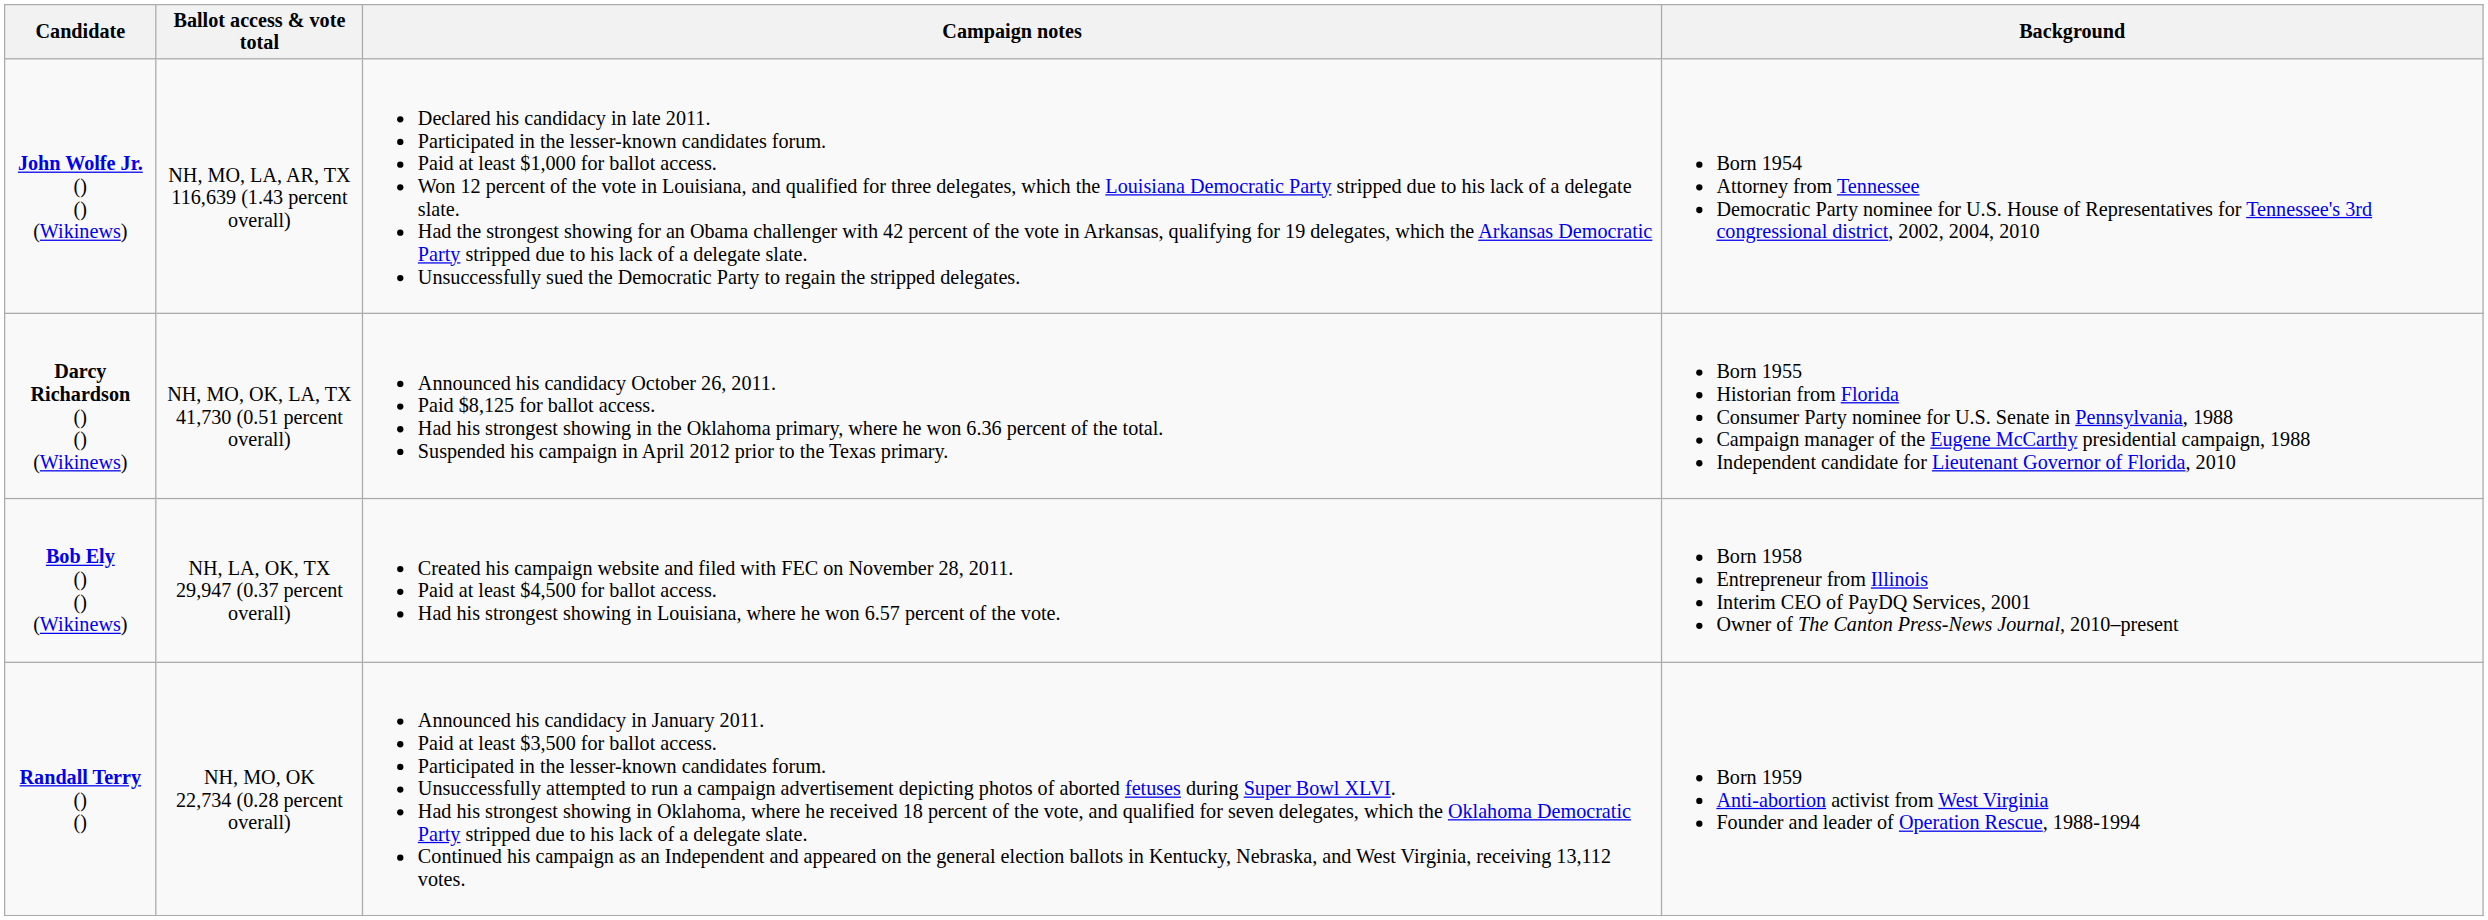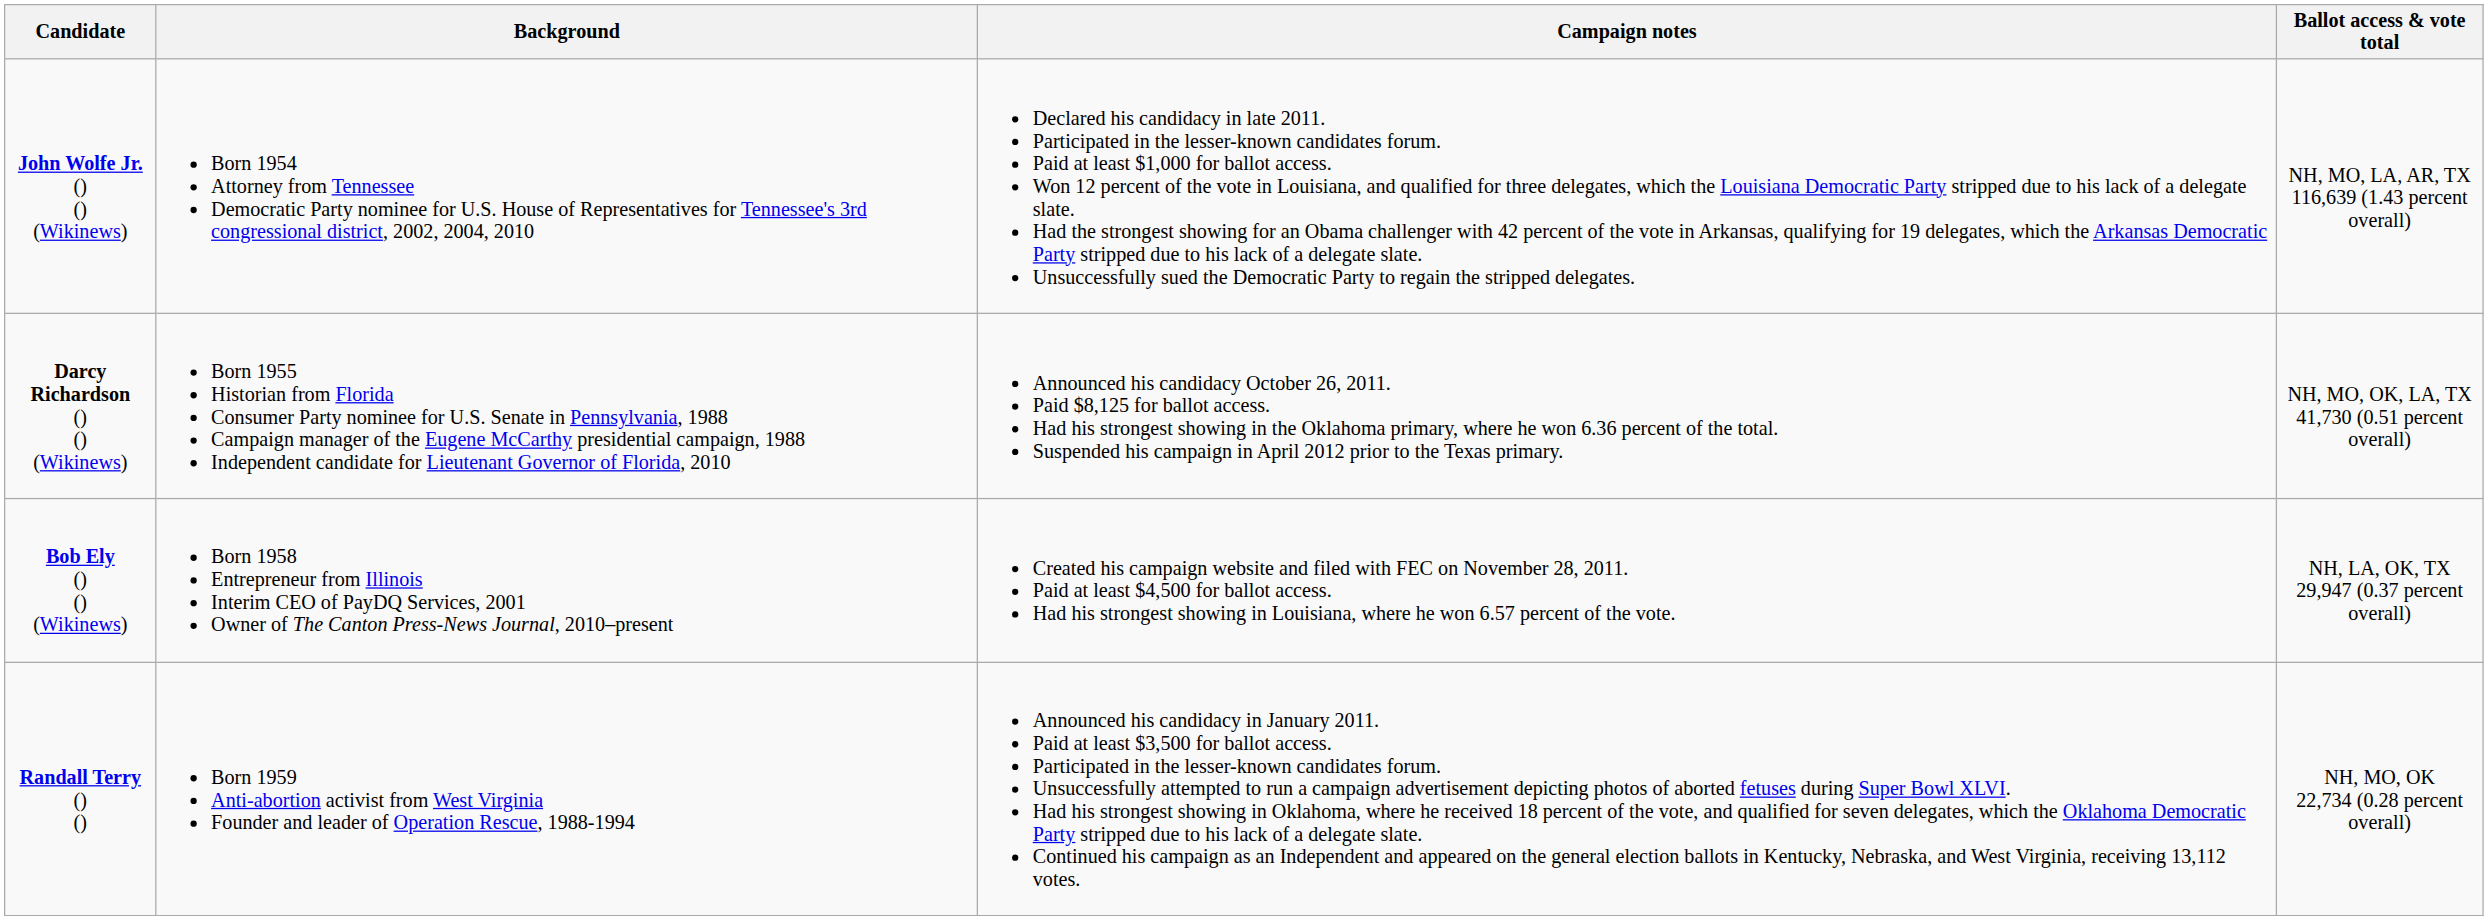columns swapped: (2072, 31) <-> (259, 31)
